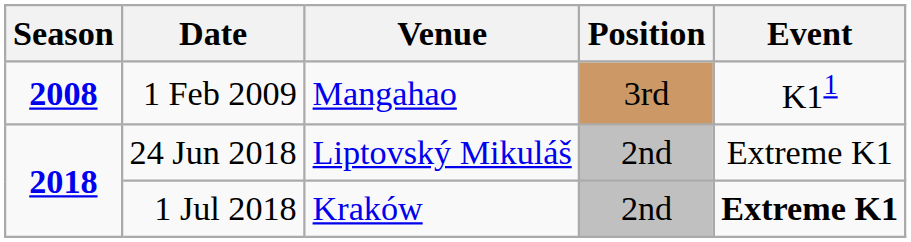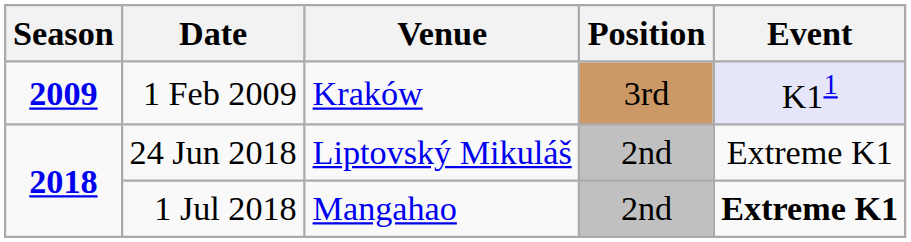(63, 92) 2008 -> (63, 92) 2009
(385, 92) Mangahao -> (368, 92) Kraków
(810, 92) no background -> (810, 92) lavender background
(368, 208) Kraków -> (385, 208) Mangahao
